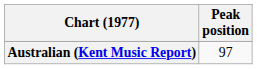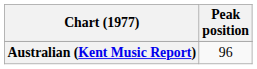(226, 52) 97 -> (226, 52) 96
